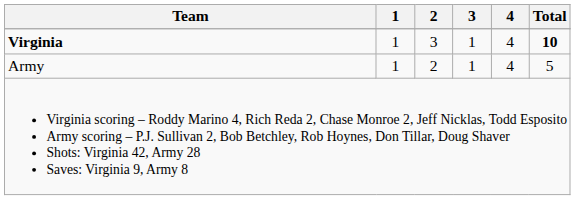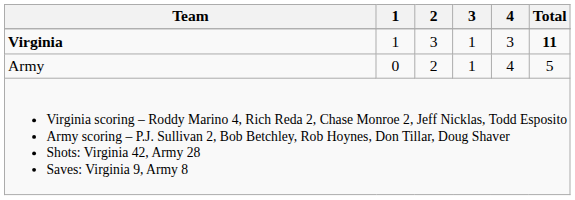(510, 41) 4 -> (510, 41) 3
(550, 41) 10 -> (550, 41) 11
(395, 66) 1 -> (395, 66) 0
